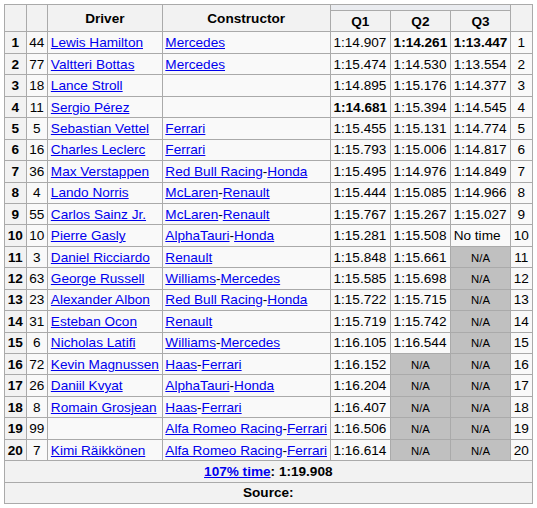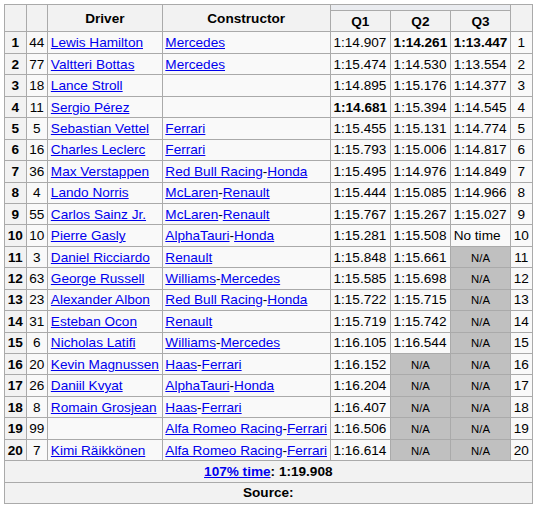(37, 364) 72 -> (37, 364) 20
